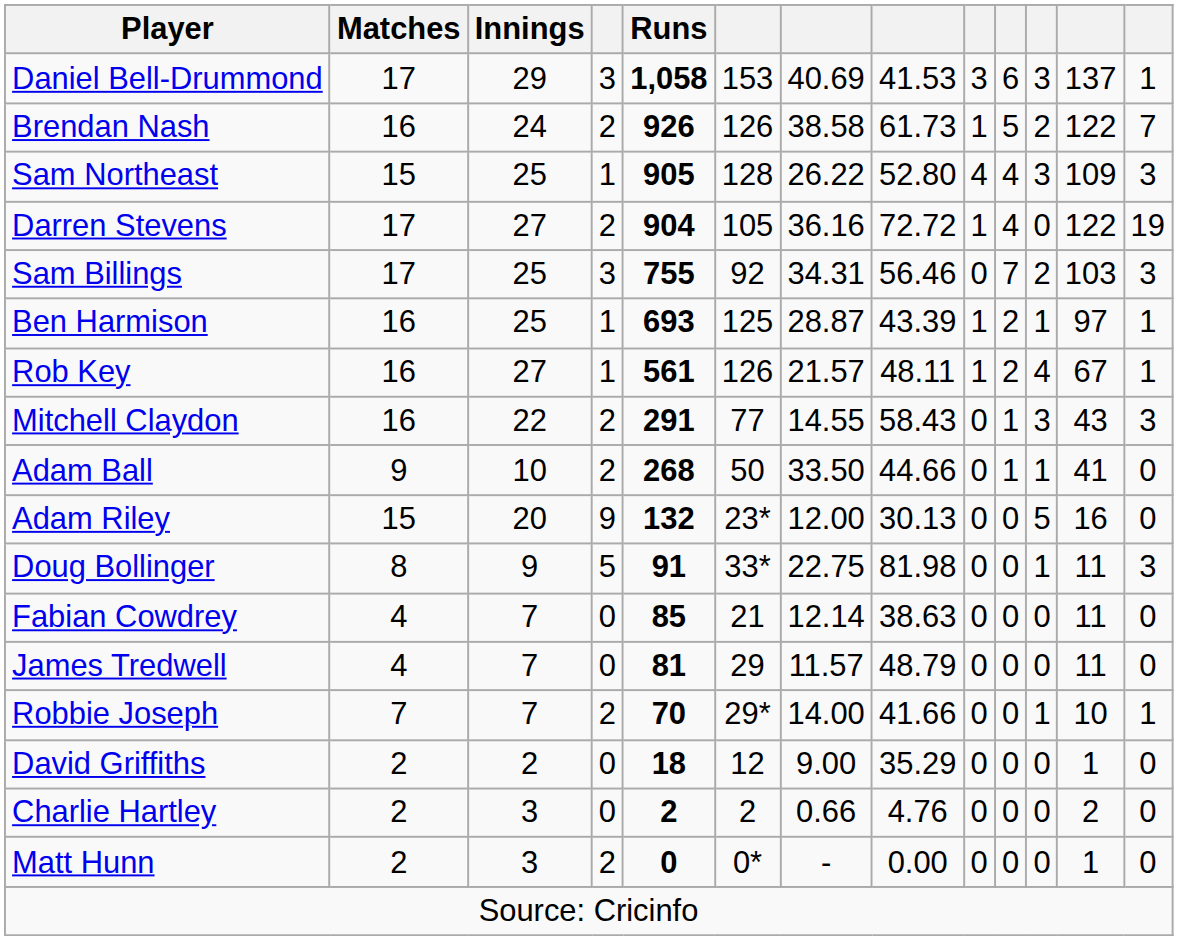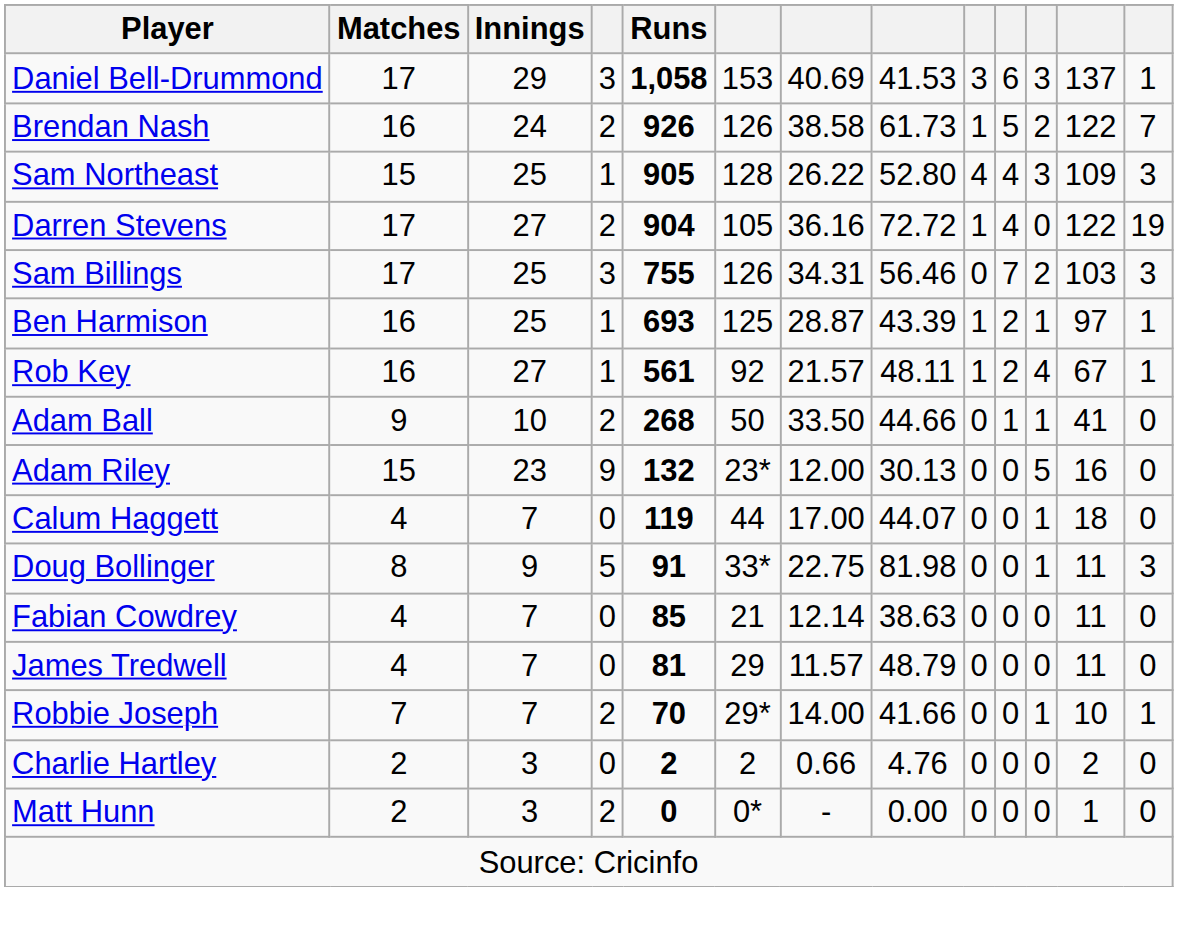(748, 273) 92 -> (748, 273) 126
(748, 371) 126 -> (748, 371) 92
- row: (125, 420)
(530, 518) 20 -> (530, 469) 23
+ row: (115, 518)
- row: (109, 763)
